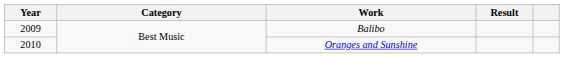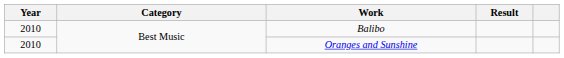(31, 28) 2009 -> (31, 28) 2010
